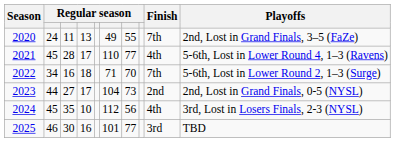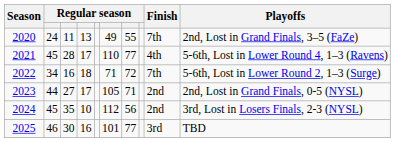(130, 73) 70 -> (130, 73) 72
(111, 92) 104 -> (111, 92) 105
(130, 92) 73 -> (130, 92) 71
(154, 110) 4th -> (155, 110) 2nd
